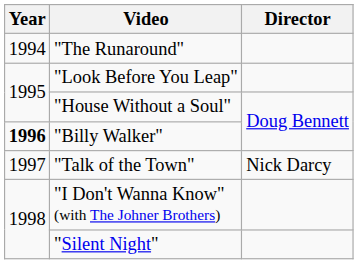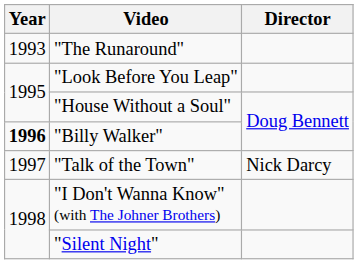(27, 48) 1994 -> (27, 48) 1993
